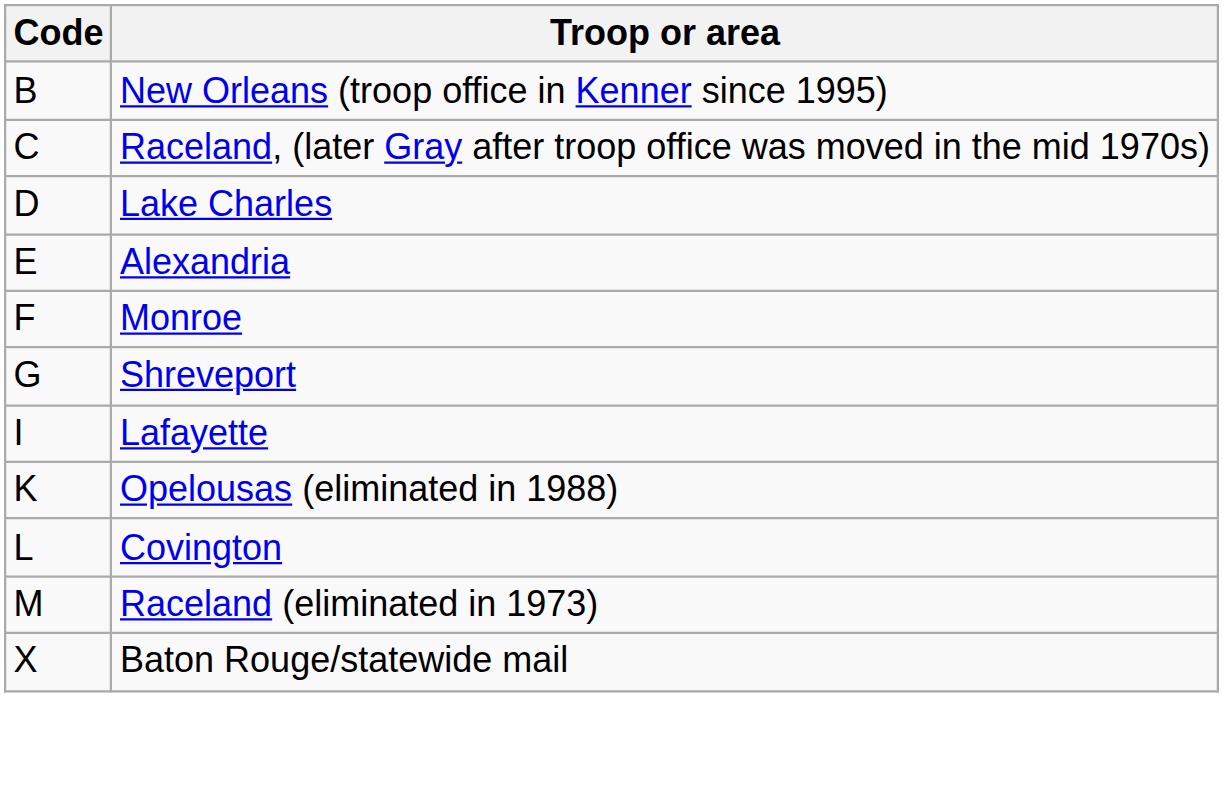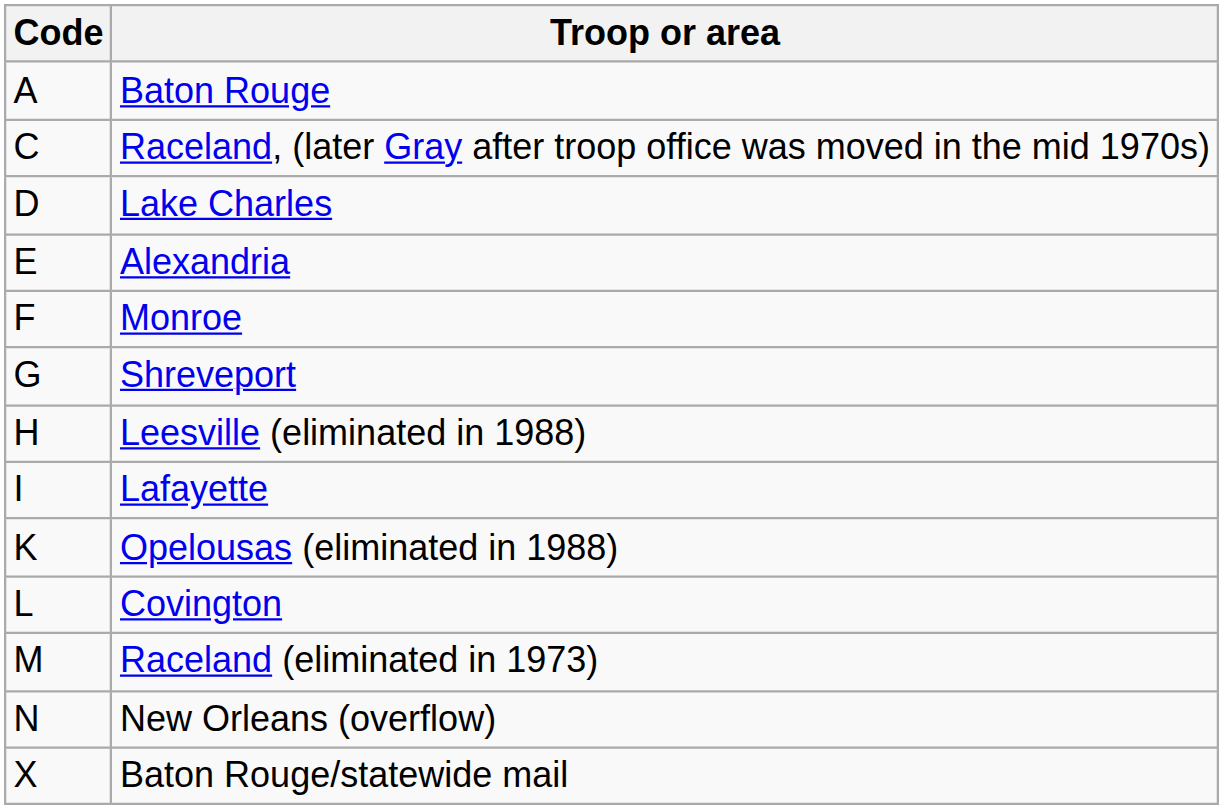+ row: (225, 90)
- row: (504, 90)
+ row: (353, 432)
+ row: (308, 718)
